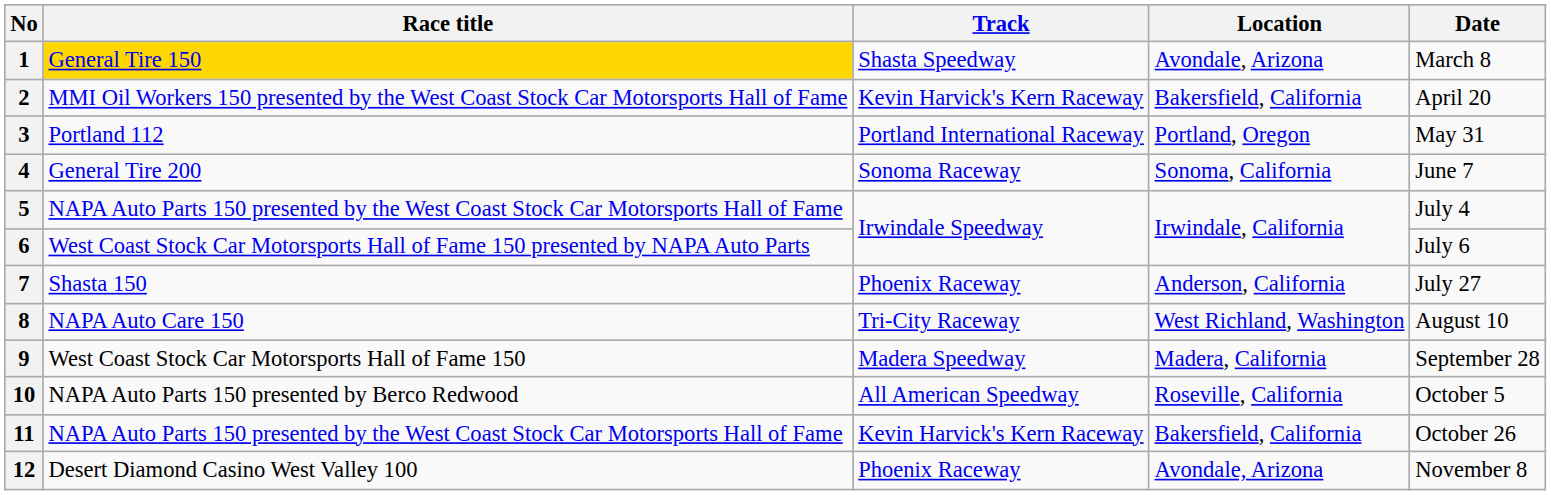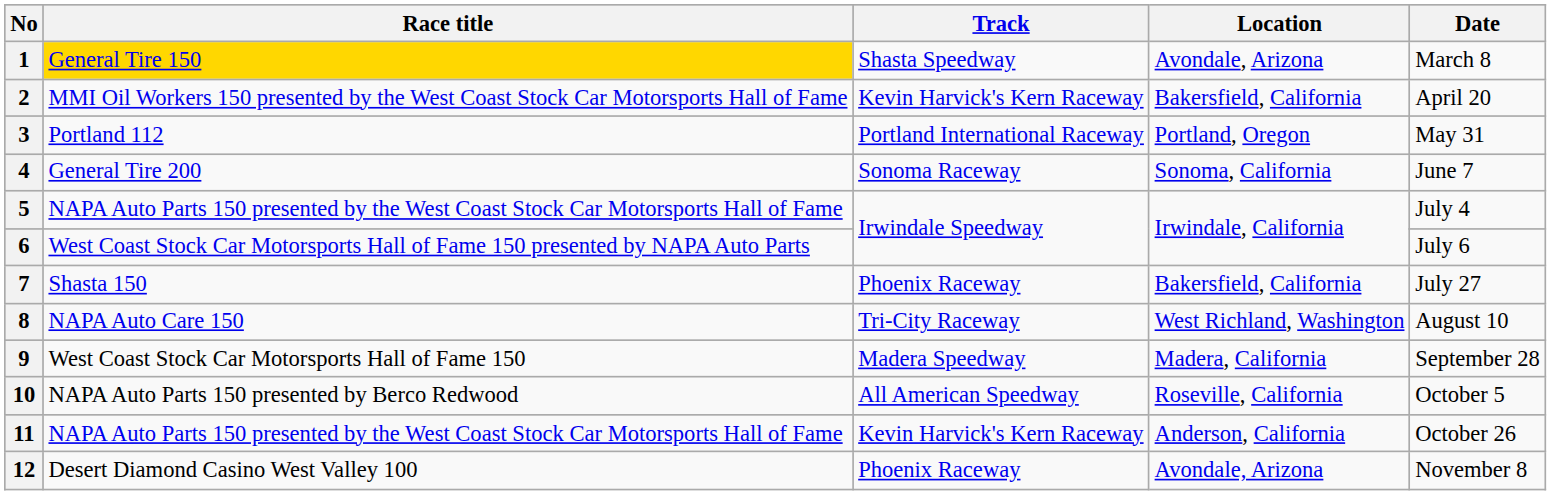(1250, 283) Anderson, California -> (1258, 283) Bakersfield, California
(1258, 432) Bakersfield, California -> (1250, 432) Anderson, California
